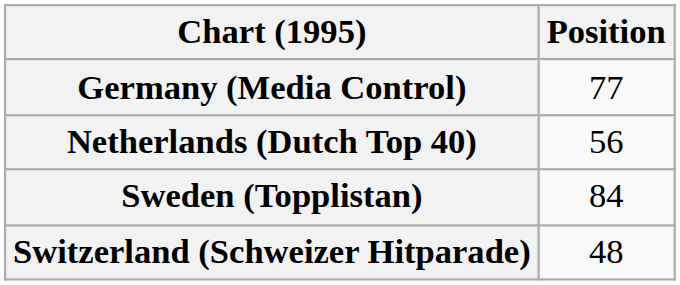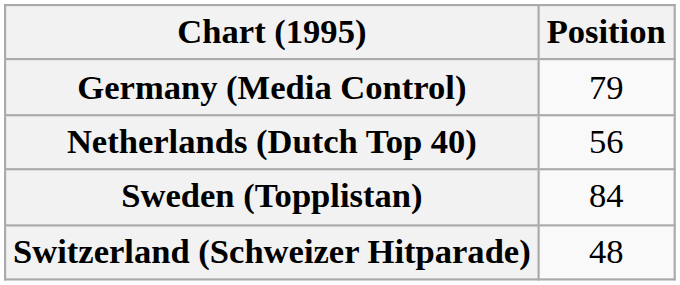(606, 86) 77 -> (606, 86) 79
